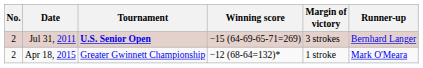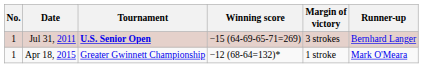(14, 39) 2 -> (14, 39) 1
(14, 55) 2 -> (14, 55) 1
